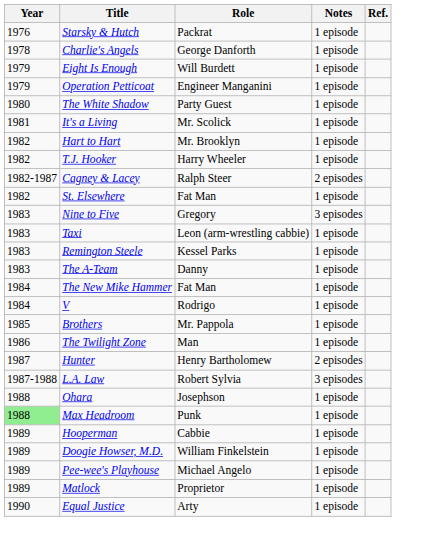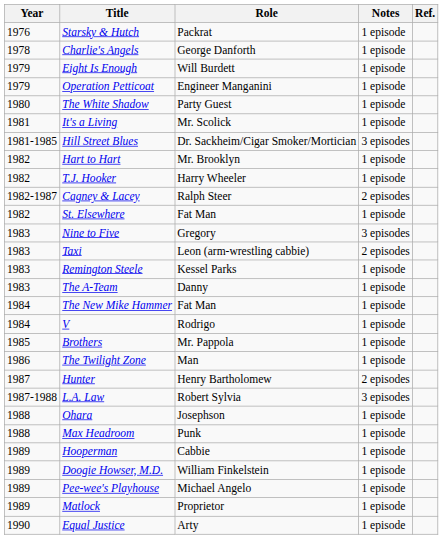+ row: (100, 141)
(336, 232) 1 episode -> (386, 251) 2 episodes
(19, 415) lightgreen background -> (19, 433) no background
